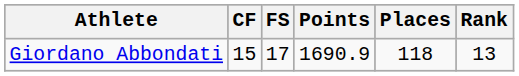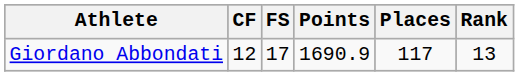(244, 54) 15 -> (244, 54) 12
(415, 54) 118 -> (415, 54) 117
